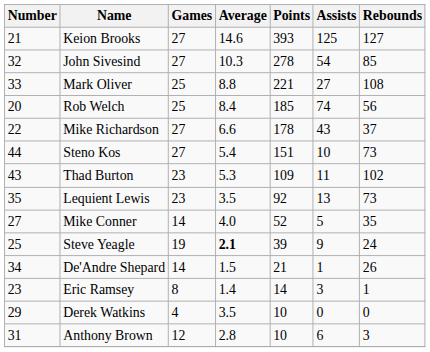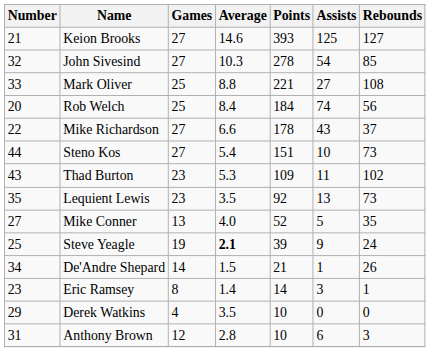(284, 107) 185 -> (284, 107) 184
(178, 221) 14 -> (178, 221) 13
